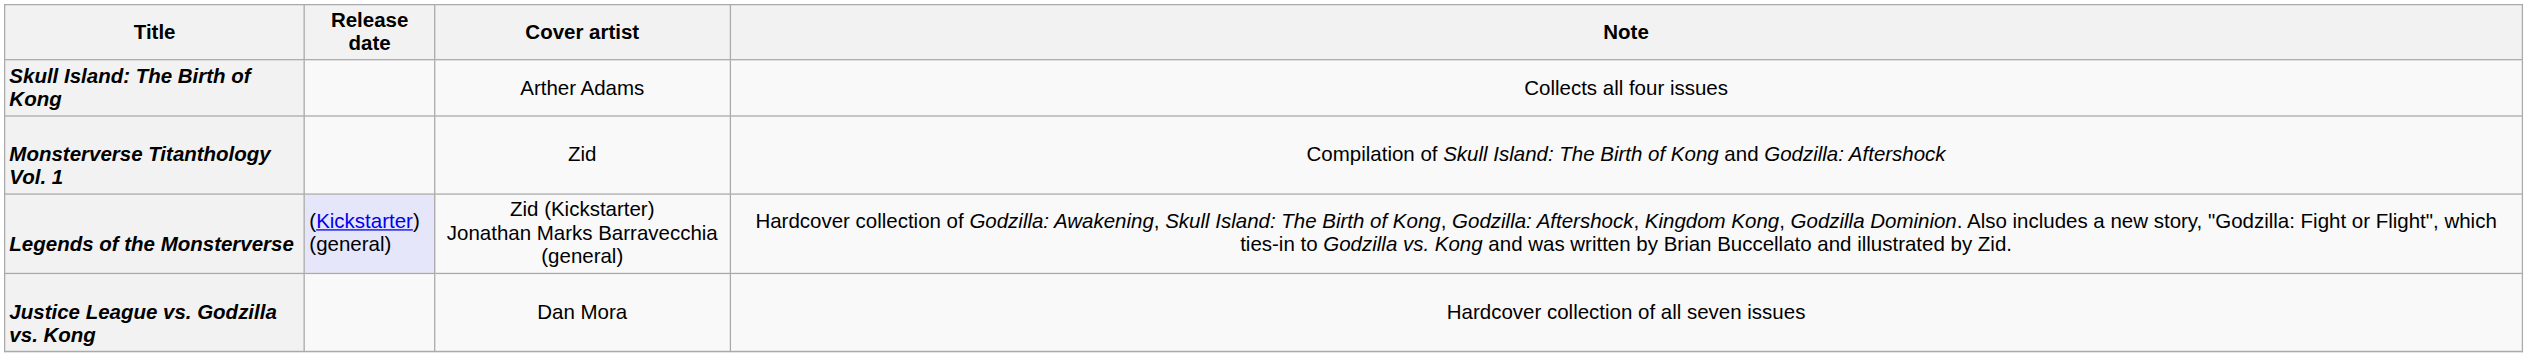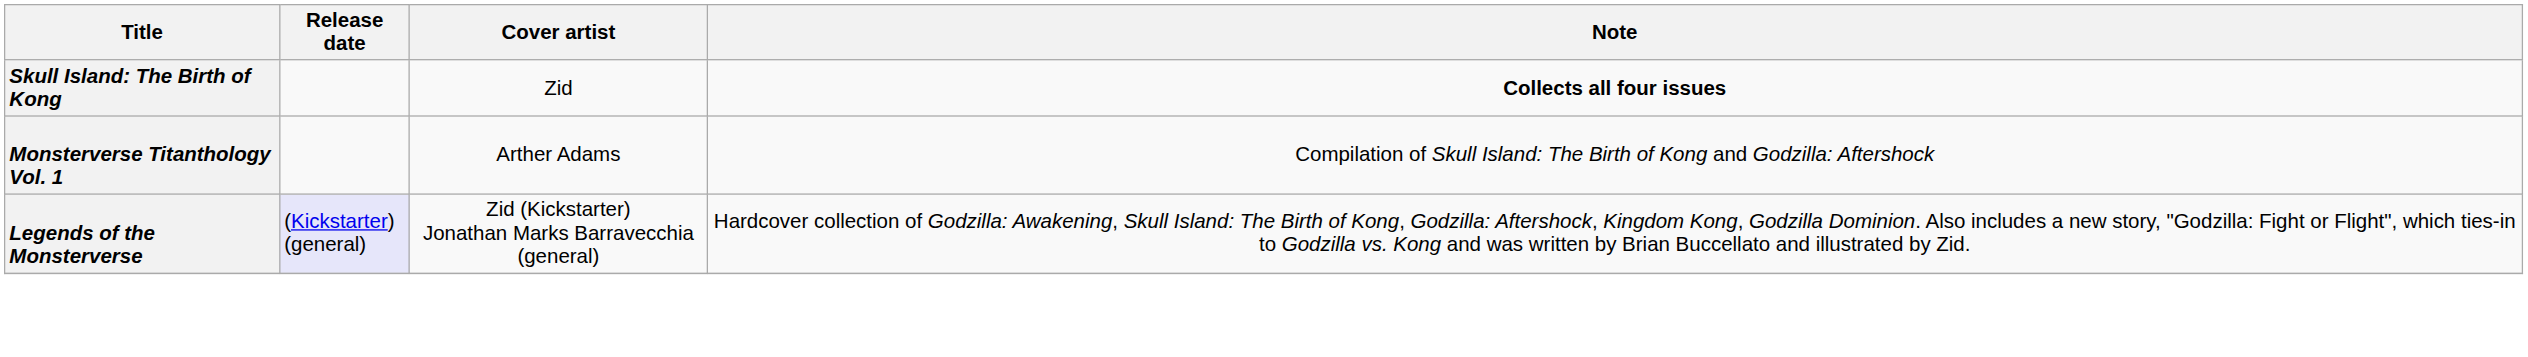(582, 87) Arther Adams -> (558, 87) Zid
(1626, 87) normal -> (1615, 87) bold
(582, 154) Zid -> (558, 154) Arther Adams
- row: (143, 323)
